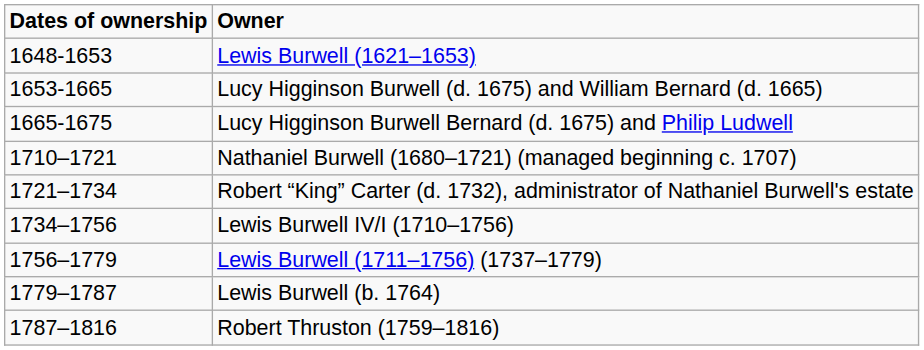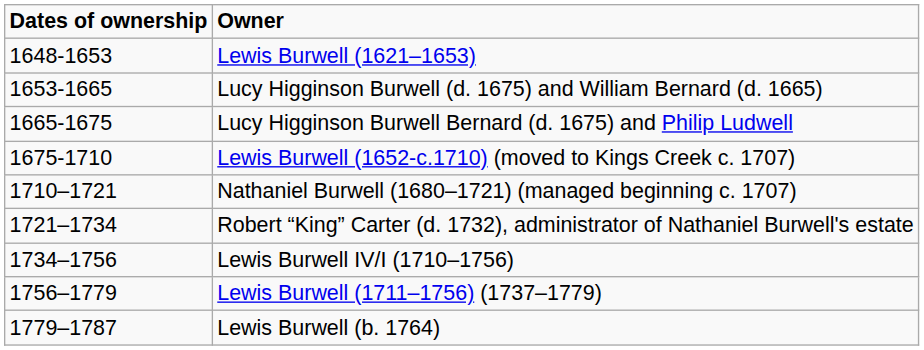+ row: (506, 157)
- row: (358, 327)
